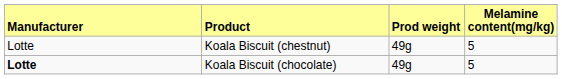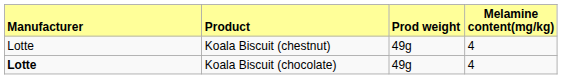(471, 46) 5 -> (471, 46) 4
(471, 64) 5 -> (471, 64) 4
